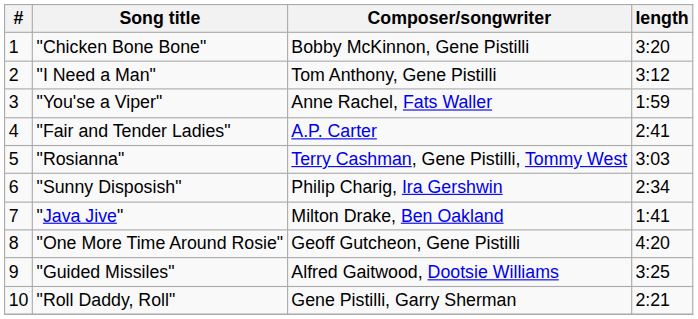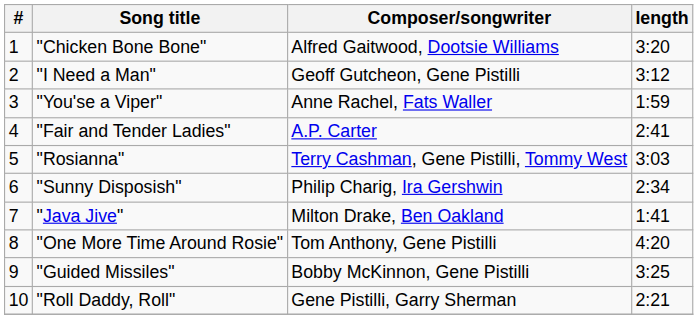(410, 46) Bobby McKinnon, Gene Pistilli -> (425, 46) Alfred Gaitwood, Dootsie Williams
(394, 74) Tom Anthony, Gene Pistilli -> (406, 74) Geoff Gutcheon, Gene Pistilli
(406, 243) Geoff Gutcheon, Gene Pistilli -> (394, 243) Tom Anthony, Gene Pistilli
(425, 272) Alfred Gaitwood, Dootsie Williams -> (410, 272) Bobby McKinnon, Gene Pistilli
